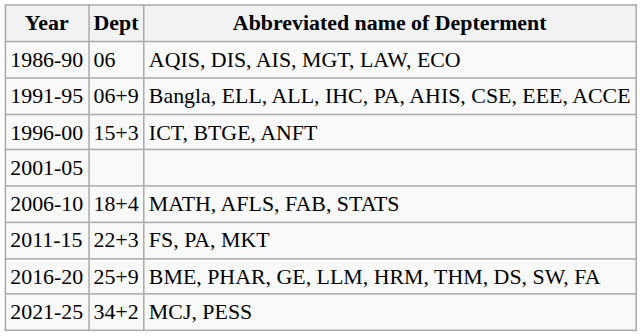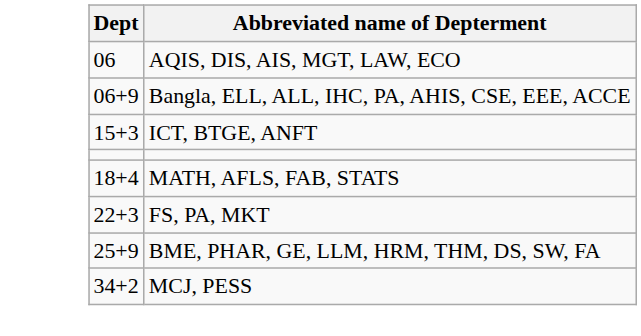- column: (47, 23)
